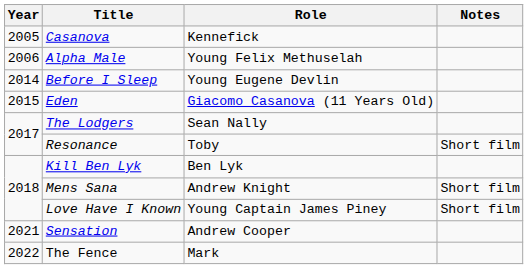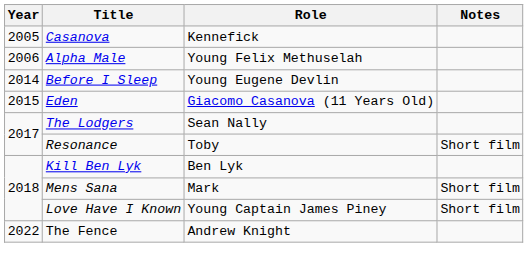(239, 188) Andrew Knight -> (203, 188) Mark
- row: (82, 231)
(203, 253) Mark -> (239, 231) Andrew Knight
